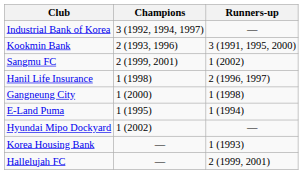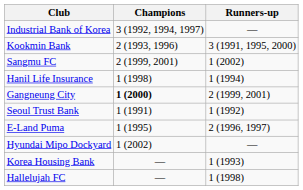(239, 78) 2 (1996, 1997) -> (226, 78) 1 (1994)
(134, 95) normal -> (134, 95) bold
(226, 95) 1 (1998) -> (239, 95) 2 (1999, 2001)
+ row: (43, 111)
(226, 111) 1 (1994) -> (239, 128) 2 (1996, 1997)
(239, 161) 2 (1999, 2001) -> (226, 177) 1 (1998)
